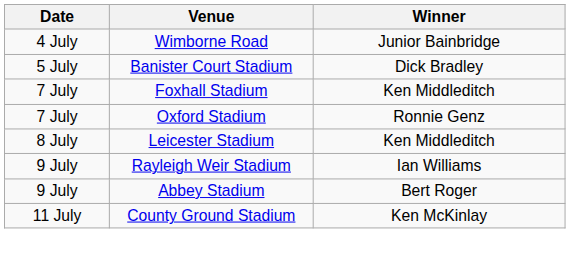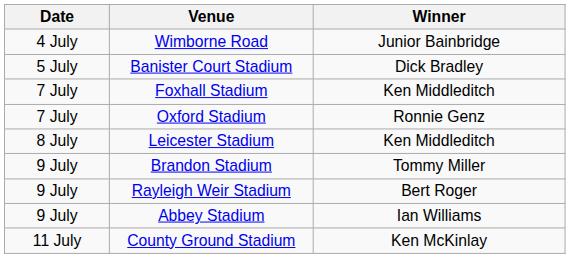+ row: (211, 166)
(439, 166) Ian Williams -> (439, 191) Bert Roger
(439, 191) Bert Roger -> (439, 215) Ian Williams
